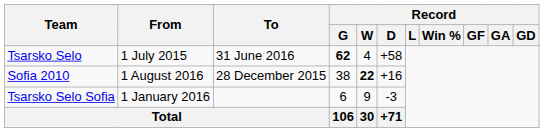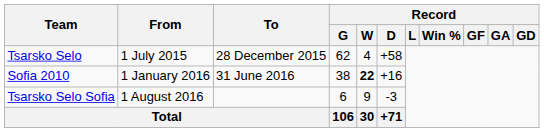(255, 55) 31 June 2016 -> (271, 55) 28 December 2015
(343, 55) bold -> (343, 55) normal
(162, 76) 1 August 2016 -> (165, 76) 1 January 2016
(271, 76) 28 December 2015 -> (255, 76) 31 June 2016
(165, 96) 1 January 2016 -> (162, 96) 1 August 2016
